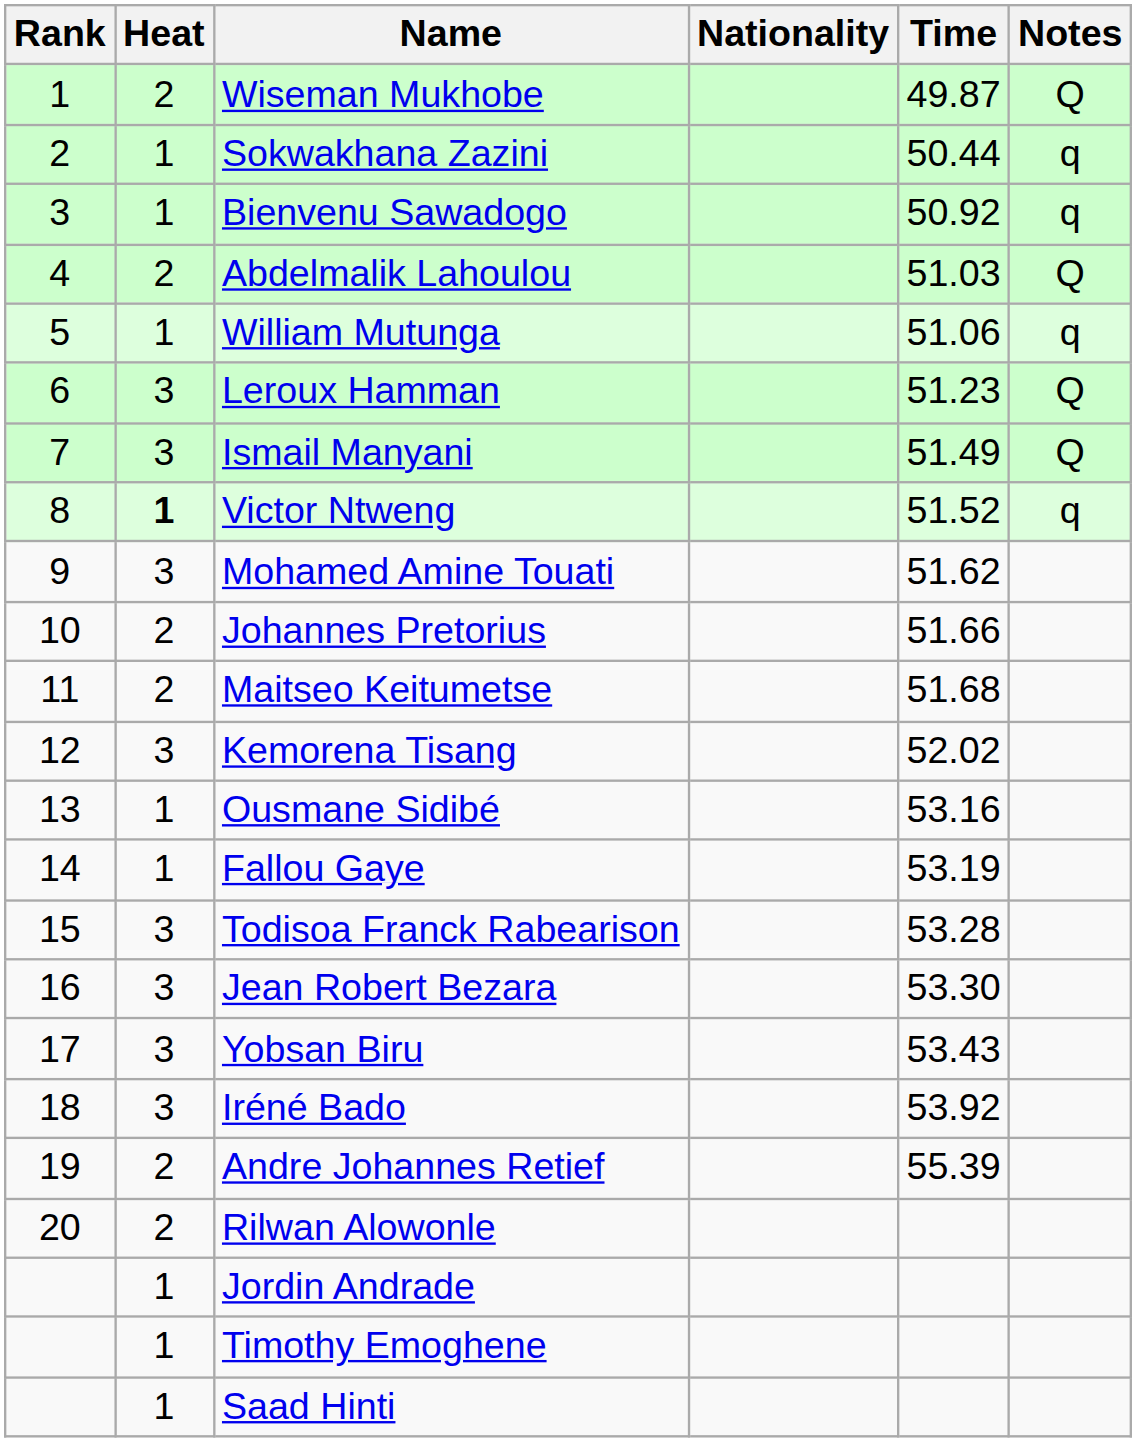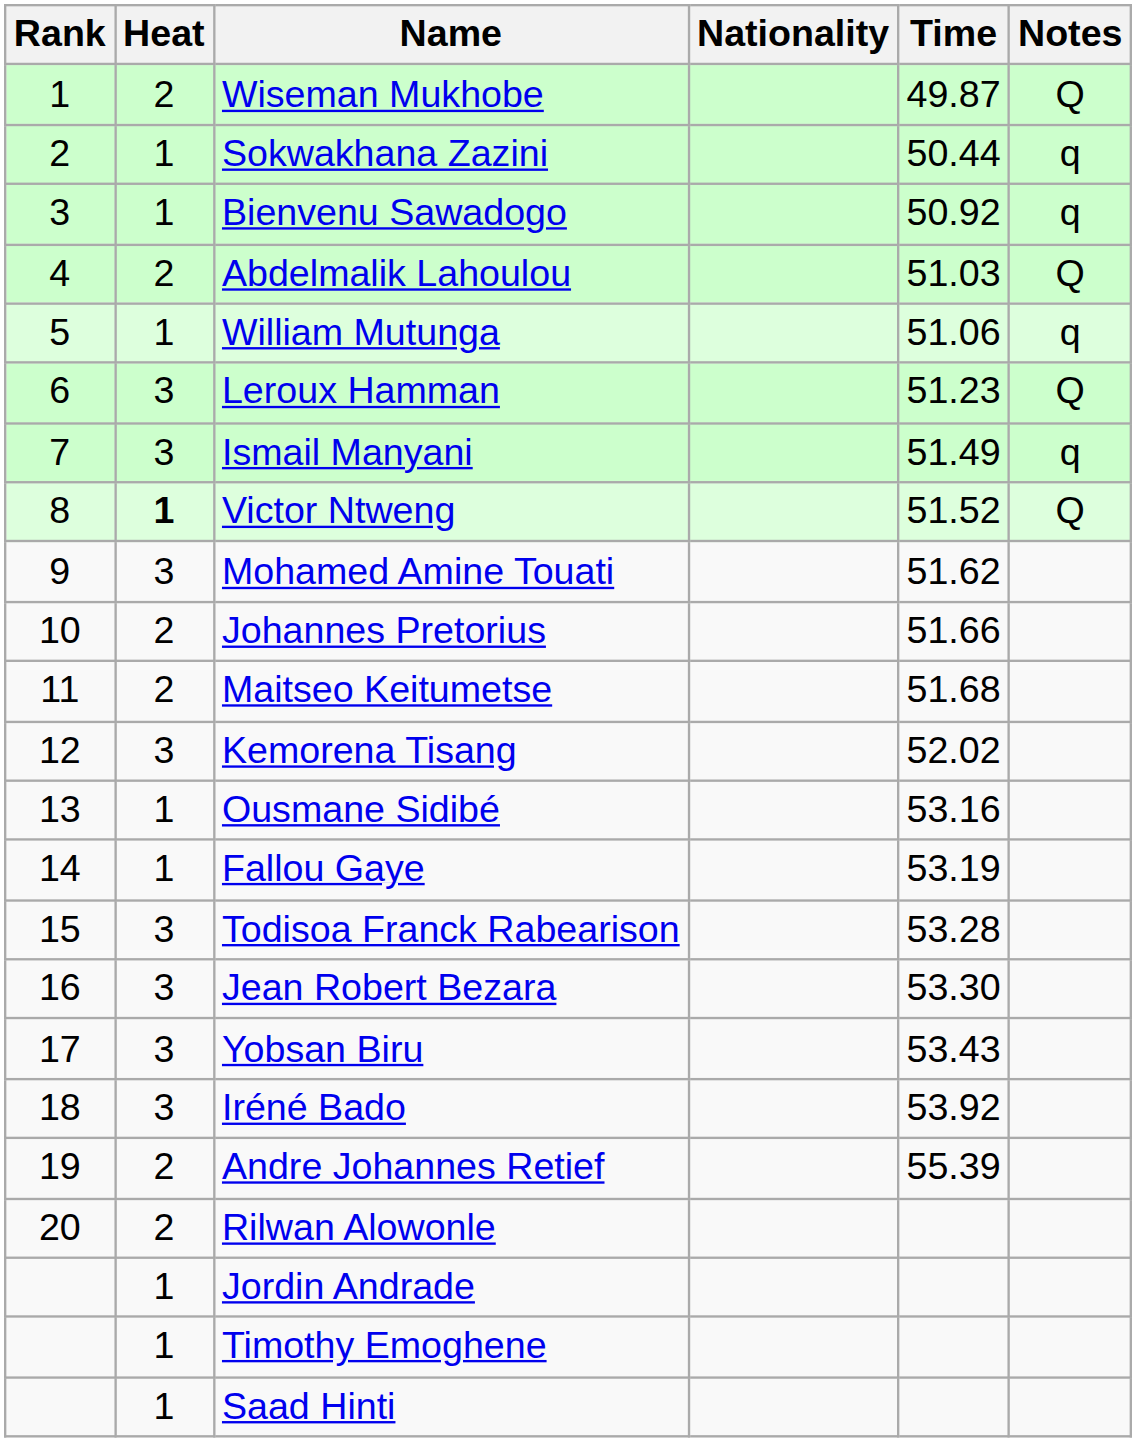(1070, 451) Q -> (1070, 451) q
(1070, 511) q -> (1070, 511) Q
